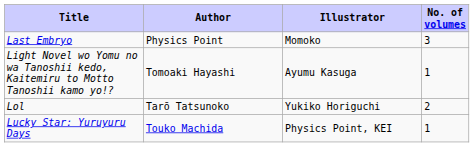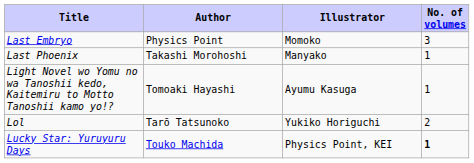+ row: (42, 56)
(427, 128) normal -> (427, 144) bold
